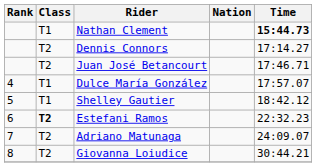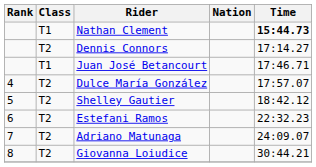(45, 66) T2 -> (45, 66) T1
(45, 84) T1 -> (45, 84) T2
(45, 101) T1 -> (45, 101) T2
(45, 119) bold -> (45, 119) normal
